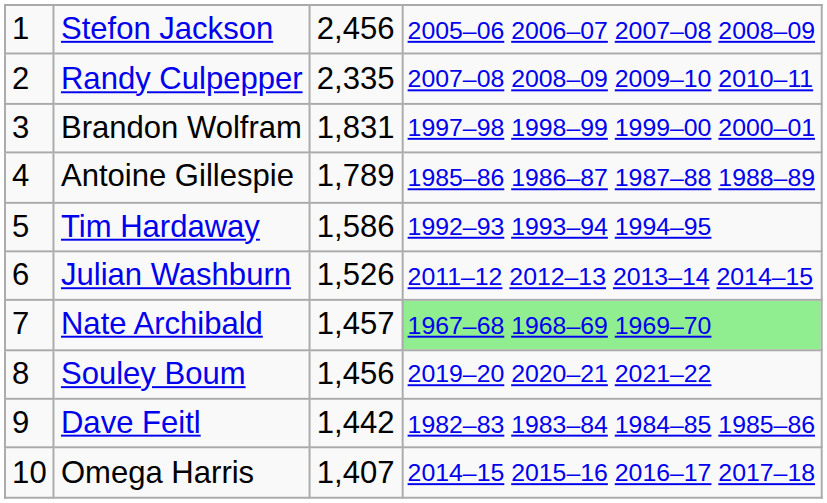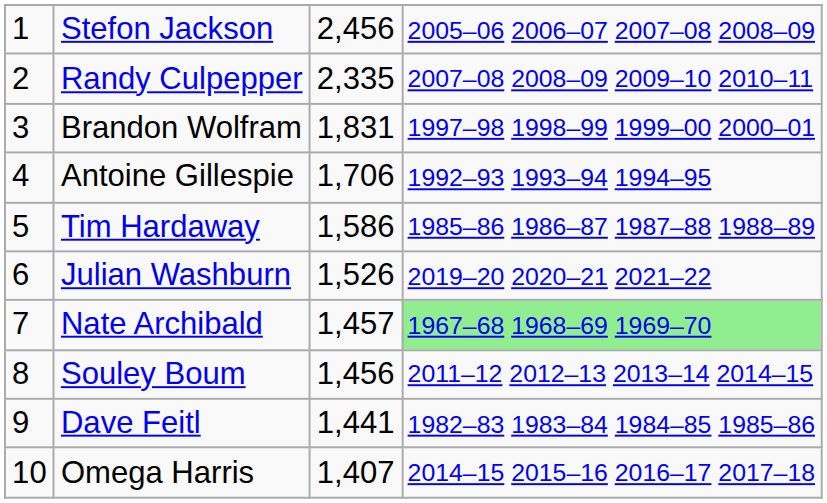(356, 176) 1,789 -> (356, 176) 1,706
(611, 177) 1985–86 1986–87 1987–88 1988–89 -> (560, 177) 1992–93 1993–94 1994–95
(560, 226) 1992–93 1993–94 1994–95 -> (611, 226) 1985–86 1986–87 1987–88 1988–89
(610, 276) 2011–12 2012–13 2013–14 2014–15 -> (560, 276) 2019–20 2020–21 2021–22
(560, 374) 2019–20 2020–21 2021–22 -> (610, 374) 2011–12 2012–13 2013–14 2014–15
(356, 422) 1,442 -> (356, 422) 1,441
